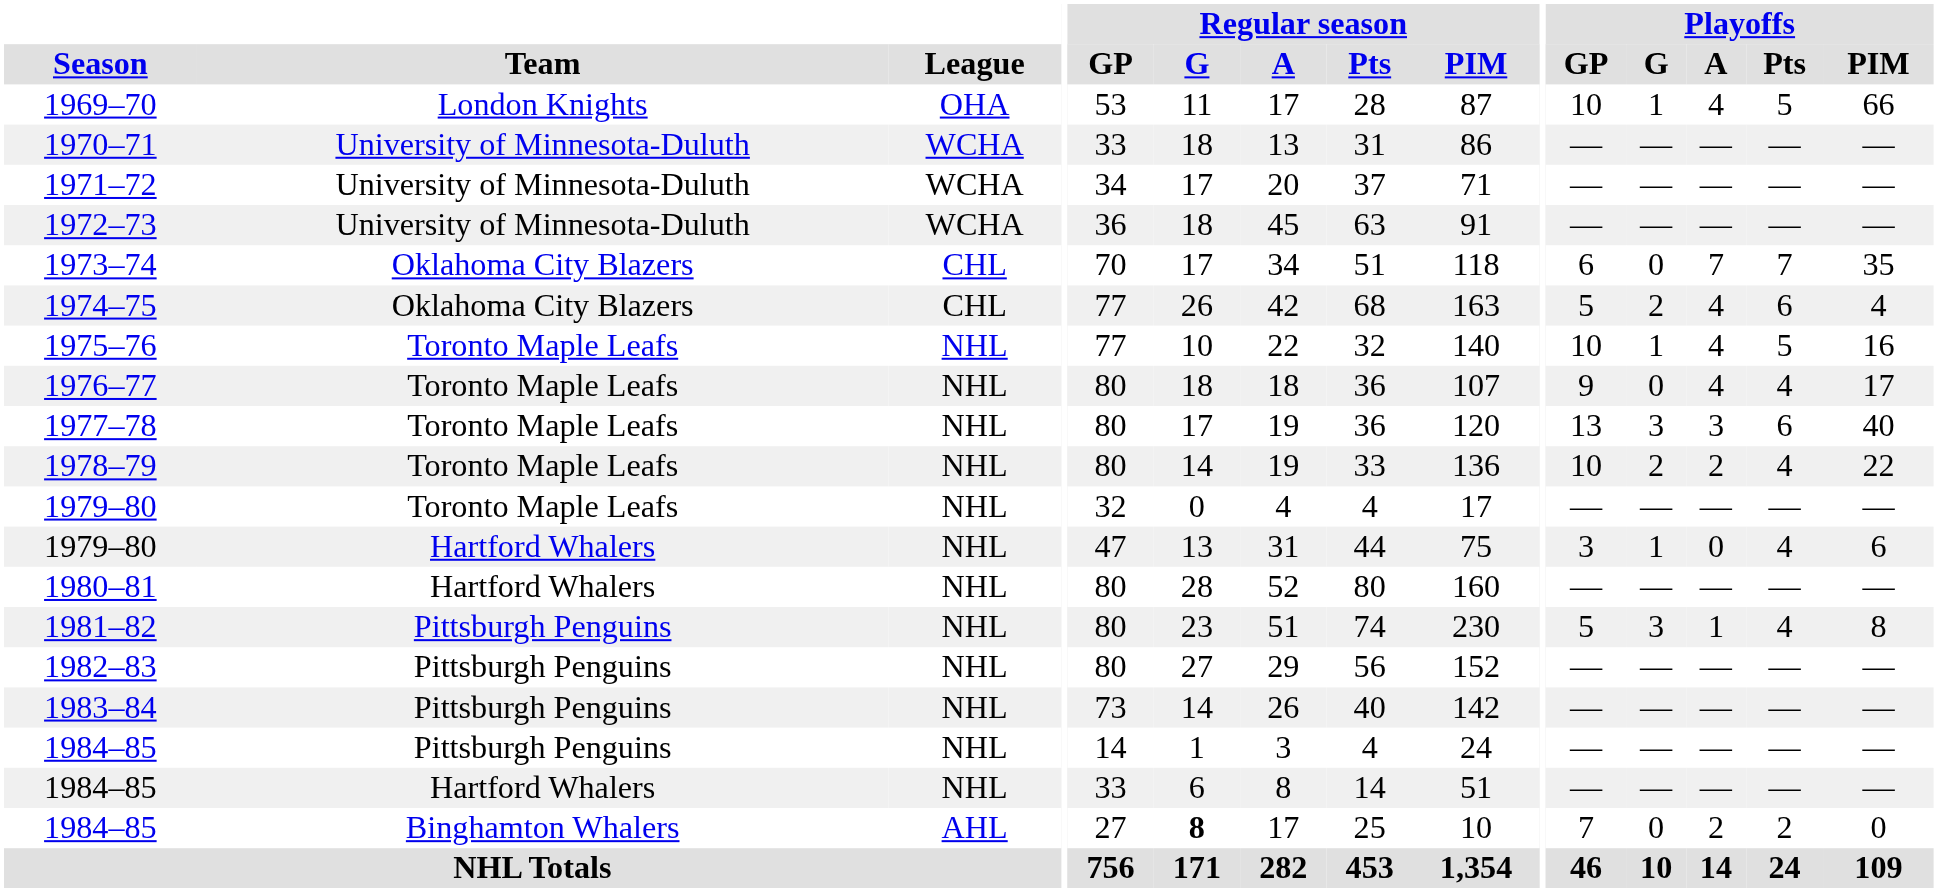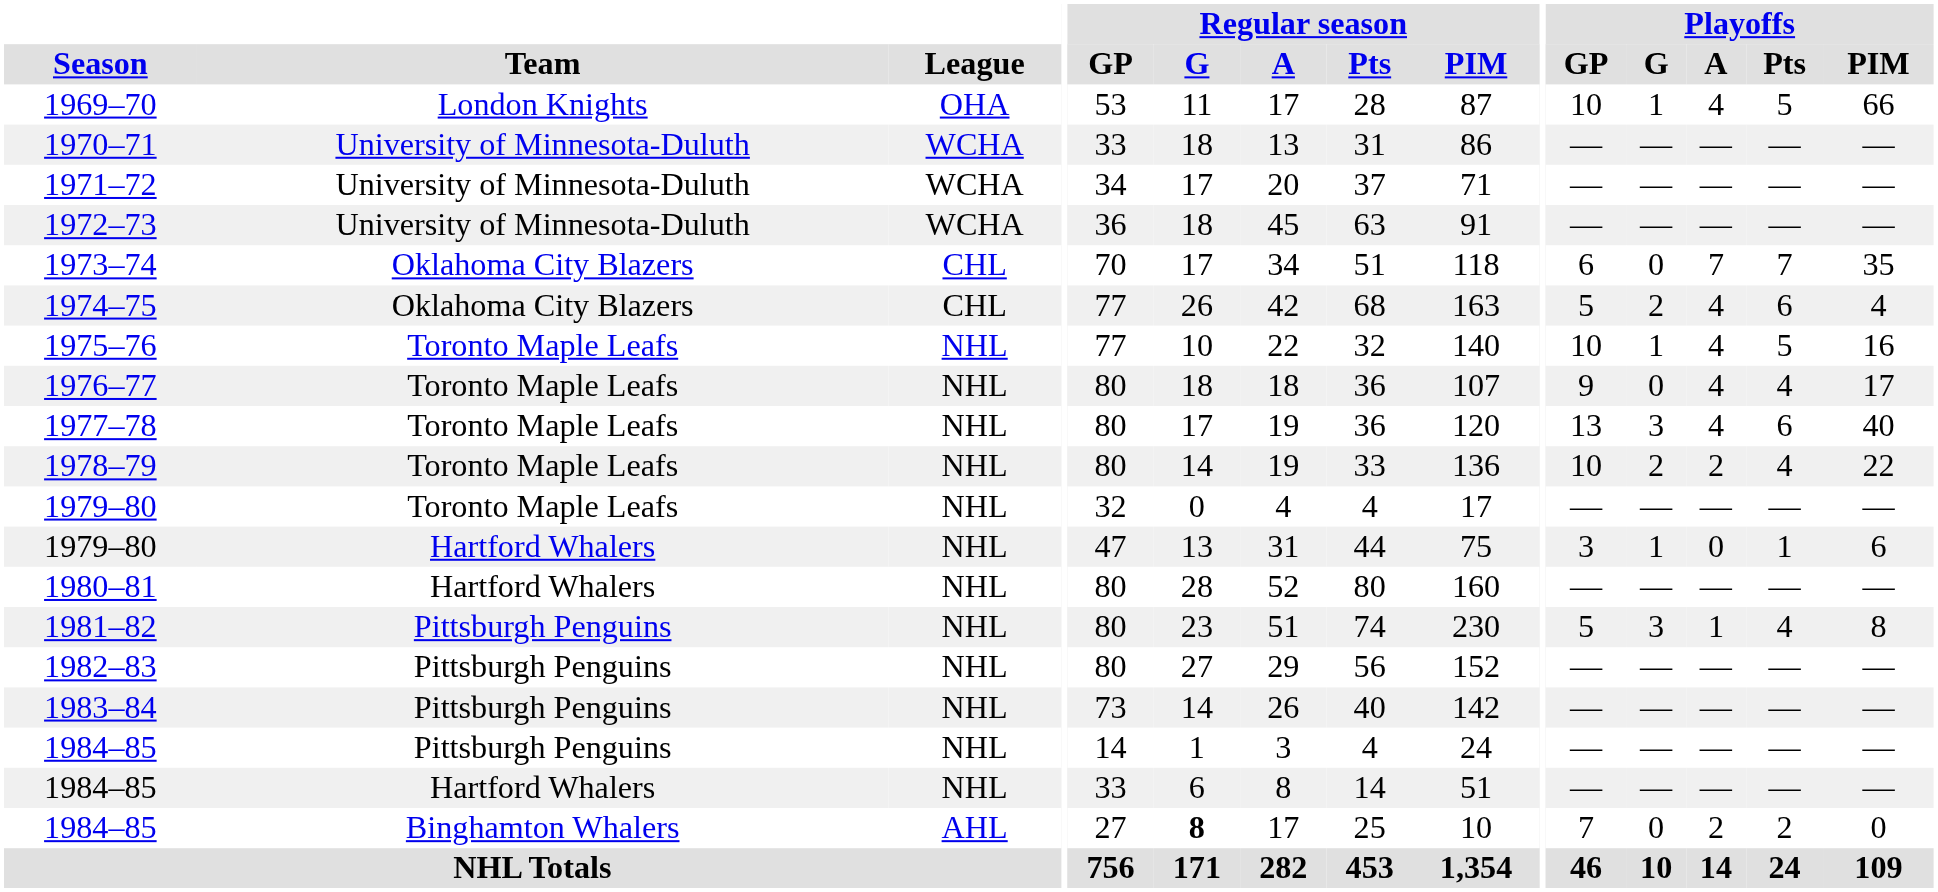(1716, 425) 3 -> (1716, 425) 4
(1785, 546) 4 -> (1785, 546) 1
